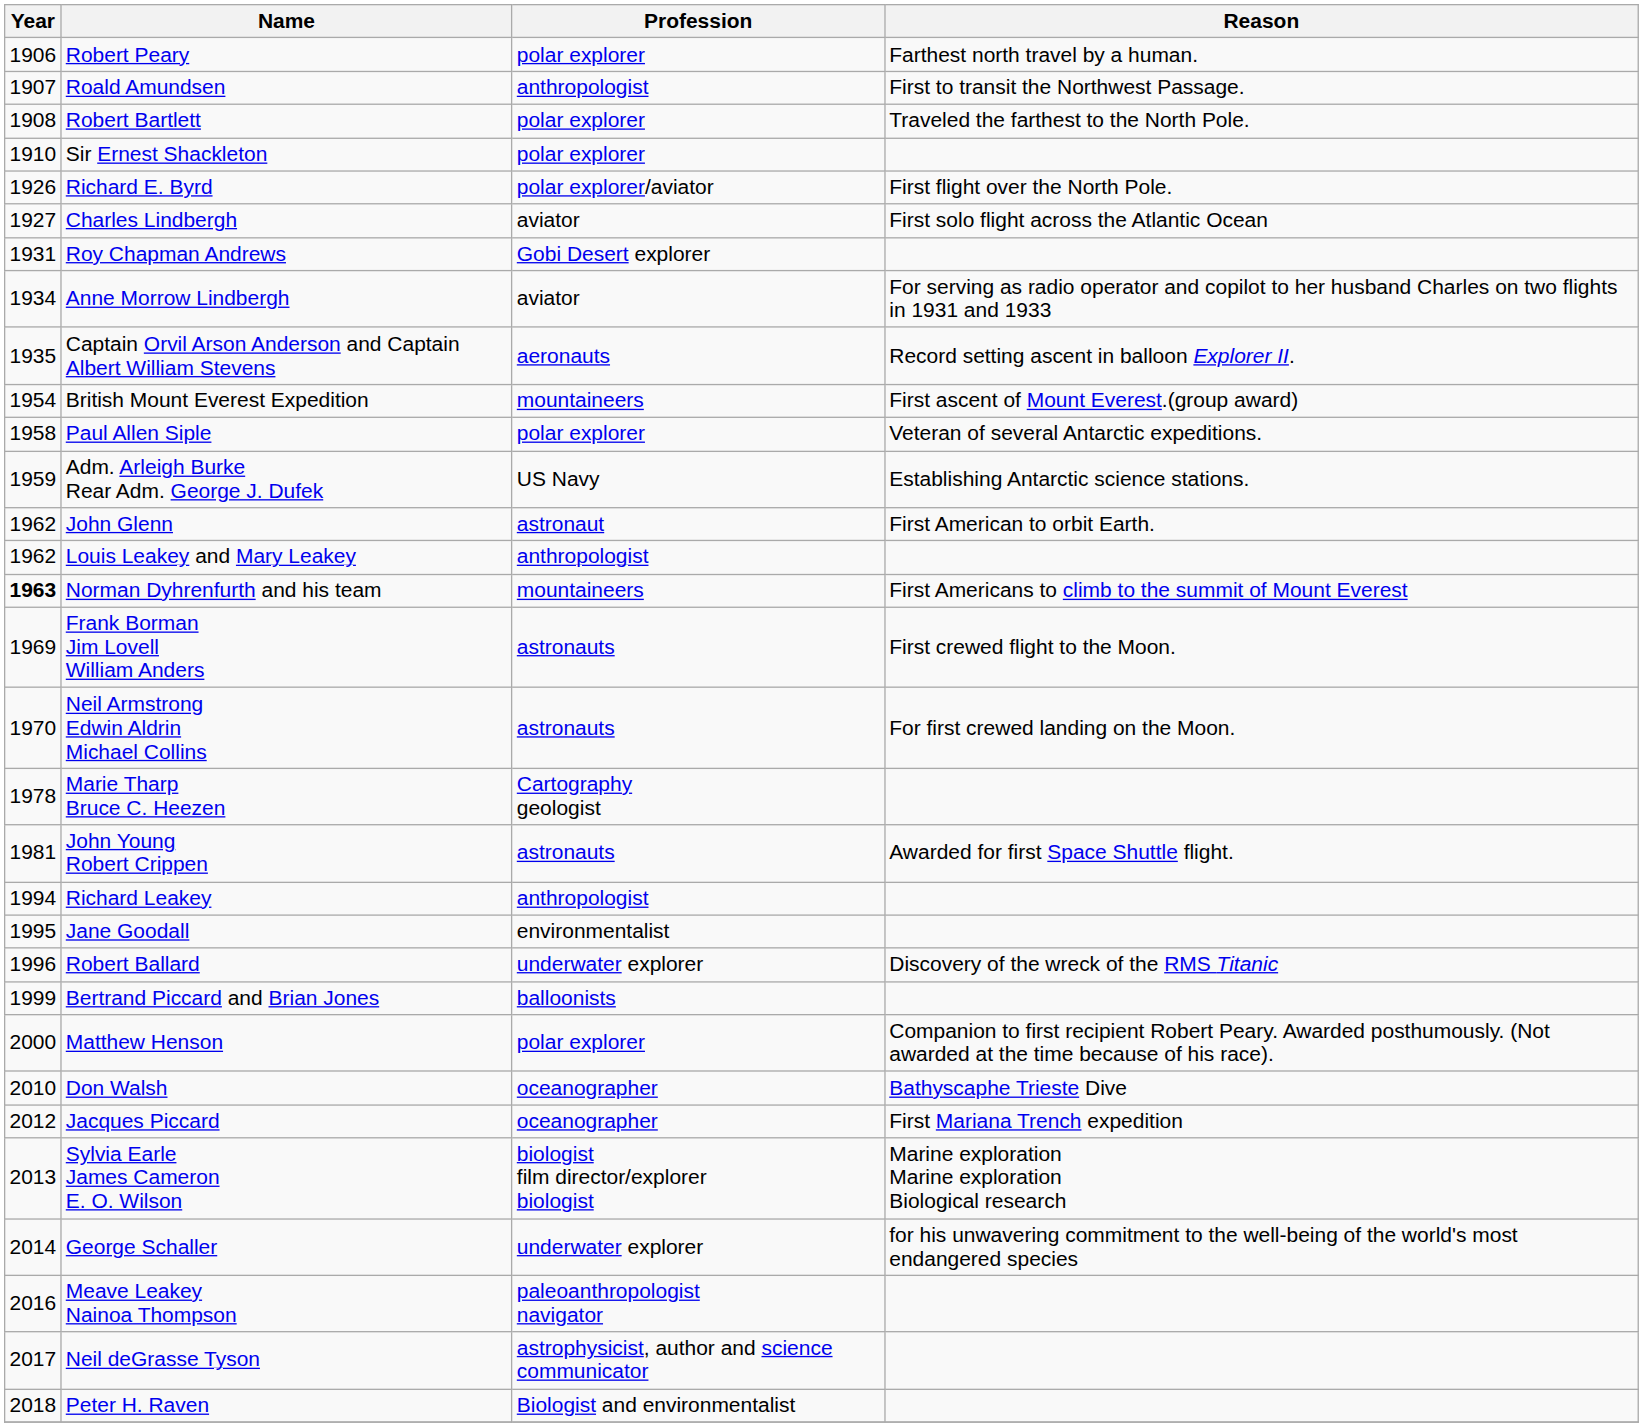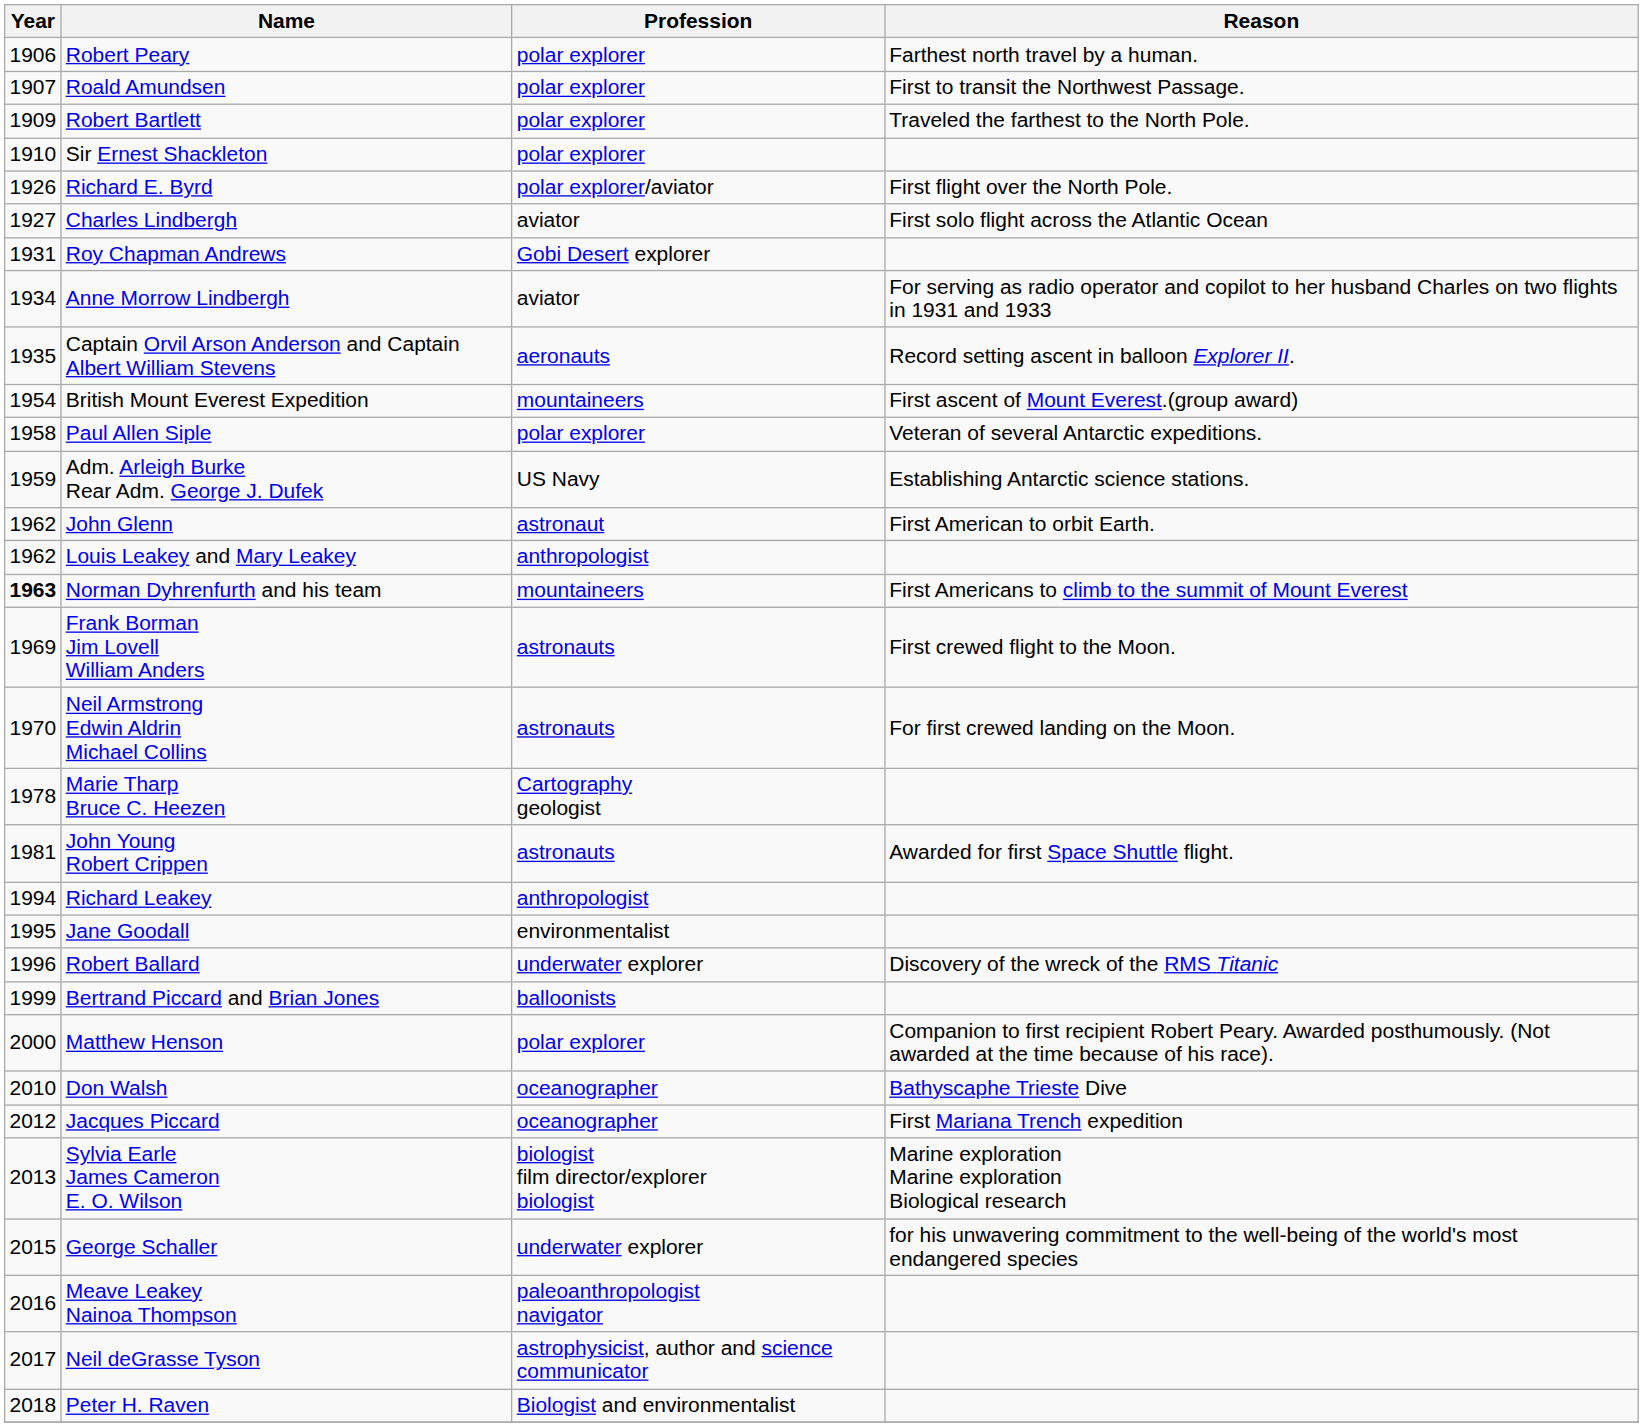(583, 87) anthropologist -> (581, 87) polar explorer
(33, 120) 1908 -> (33, 120) 1909
(33, 1246) 2014 -> (33, 1246) 2015
